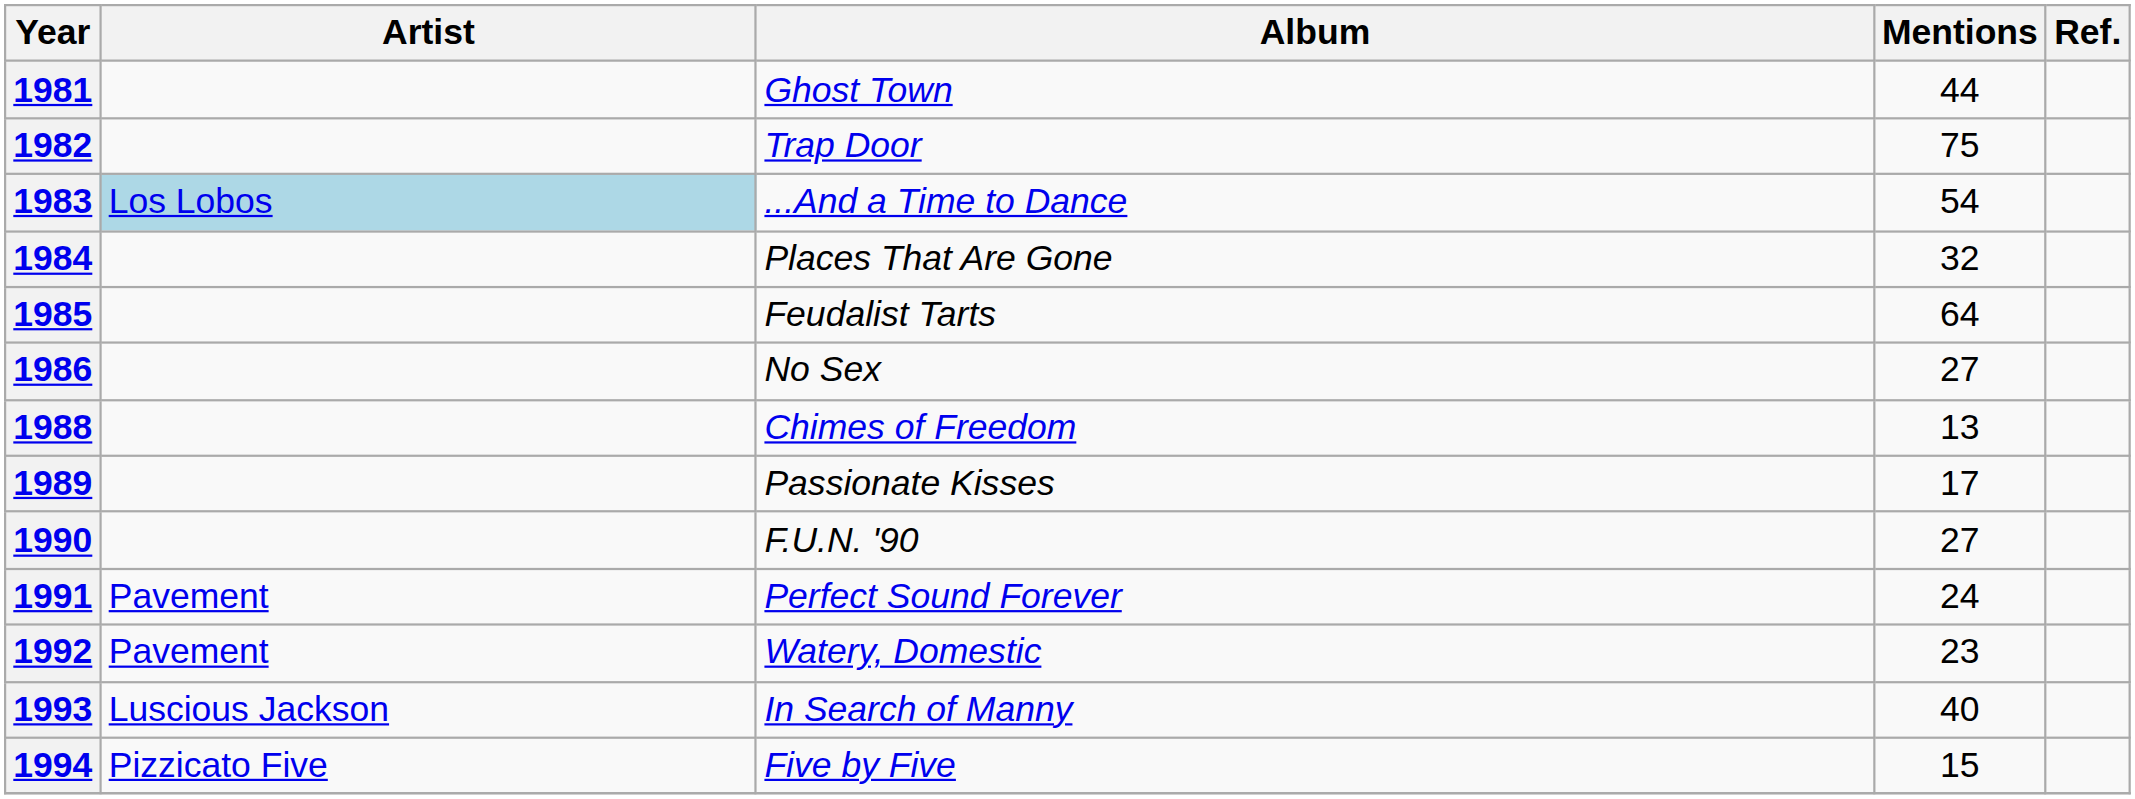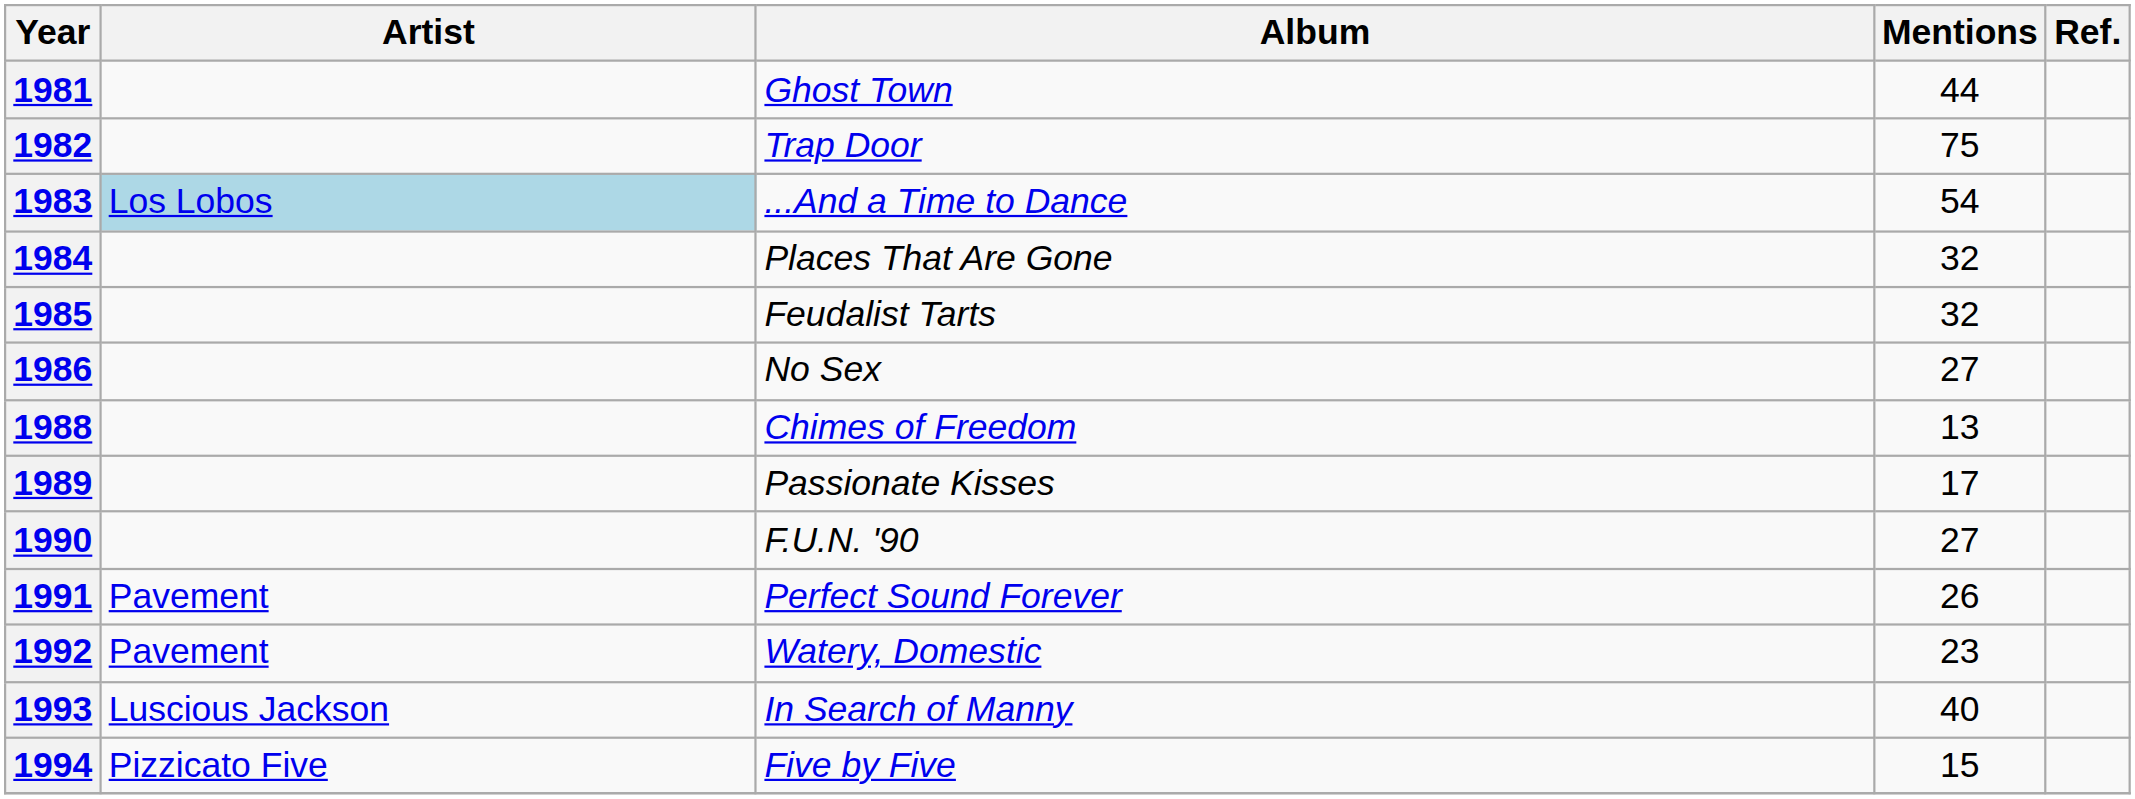(1960, 314) 64 -> (1960, 314) 32
(1960, 595) 24 -> (1960, 595) 26
